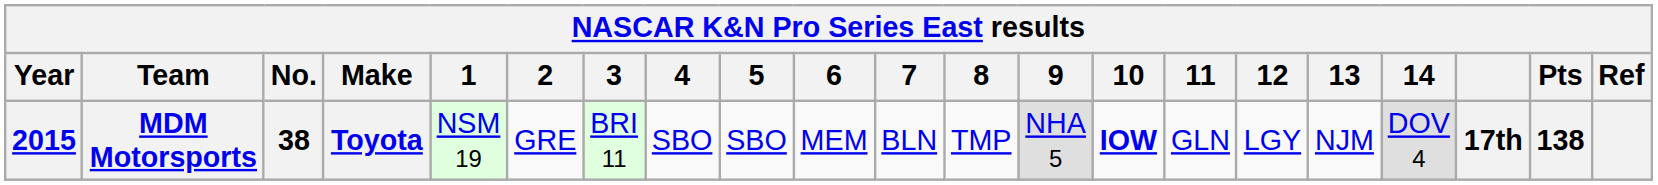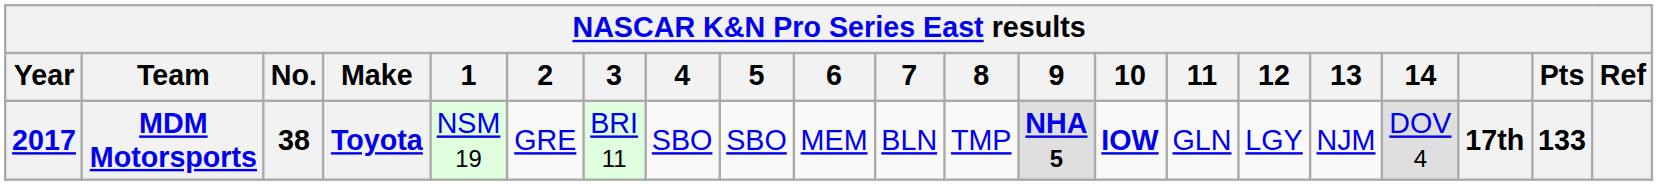(44, 140) 2015 -> (44, 140) 2017
(1056, 139) normal -> (1056, 140) bold
(1560, 140) 138 -> (1562, 140) 133
